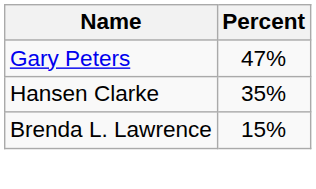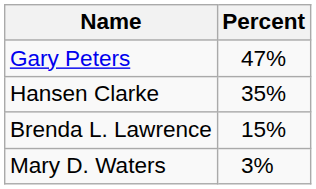+ row: (88, 165)
